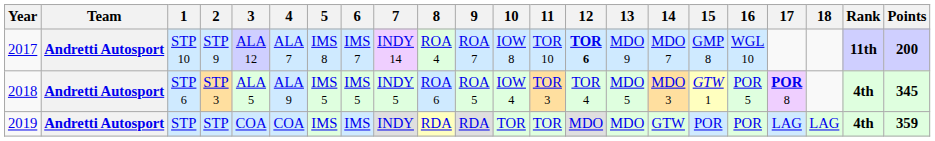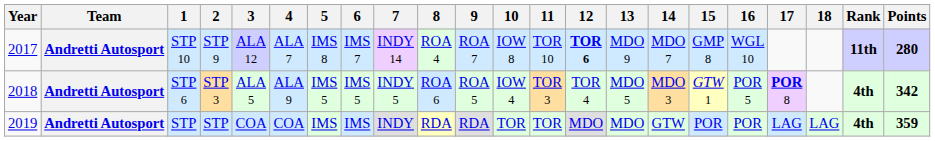(907, 49) 200 -> (907, 49) 280
(907, 91) 345 -> (907, 91) 342
